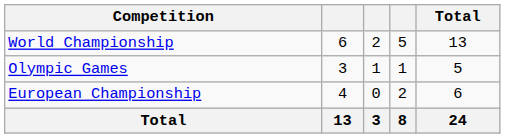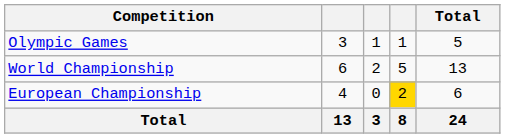rows swapped: (68, 69) <-> (91, 43)
(402, 94) no background -> (402, 94) gold background
